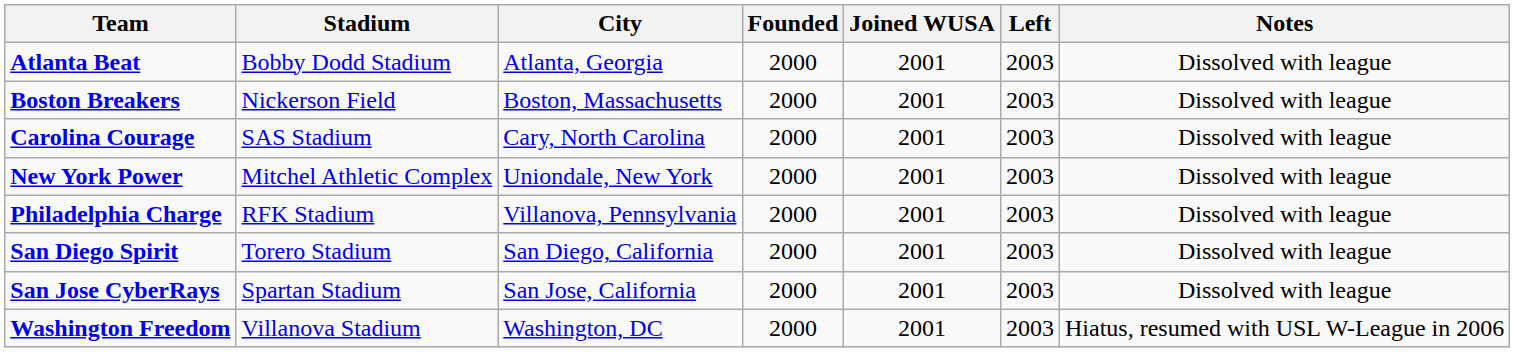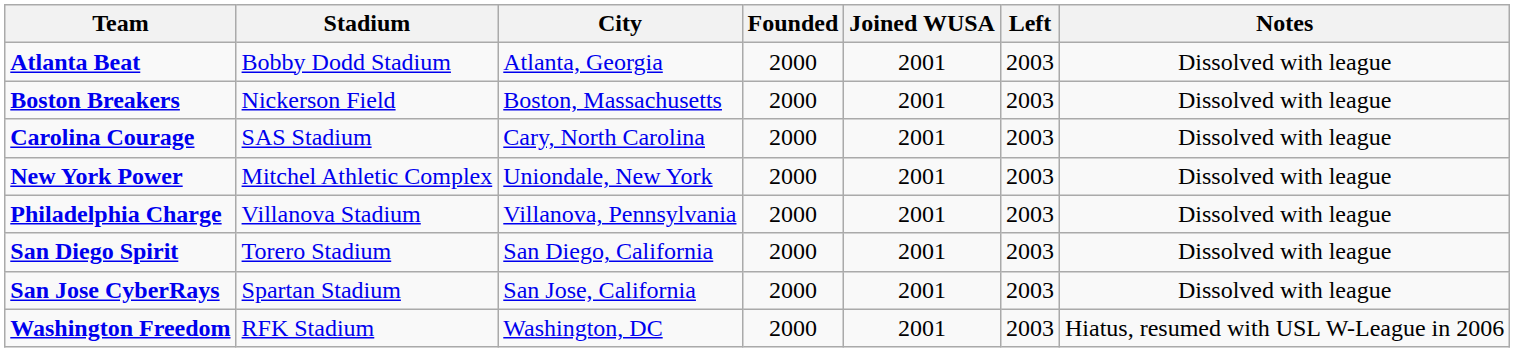(308, 213) RFK Stadium -> (331, 213) Villanova Stadium
(331, 328) Villanova Stadium -> (308, 328) RFK Stadium
